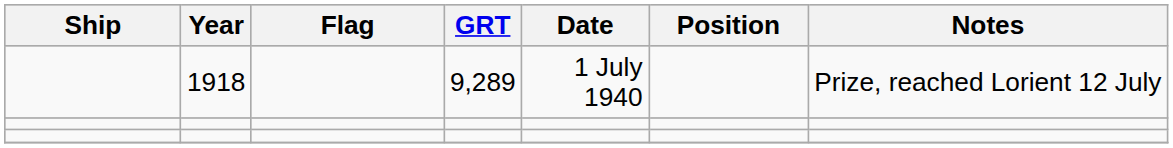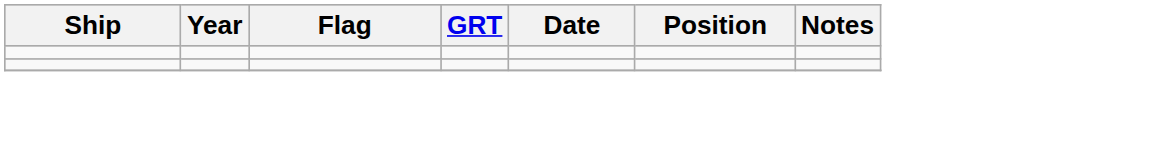- row: (216, 81)
